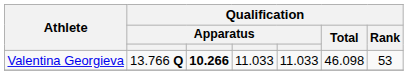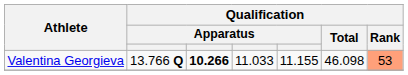(299, 61) 11.033 -> (299, 61) 11.155
(385, 61) no background -> (385, 61) lightsalmon background
